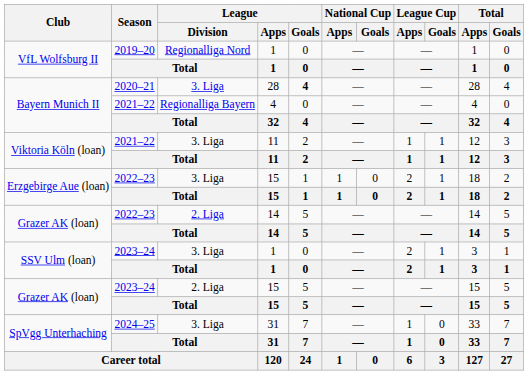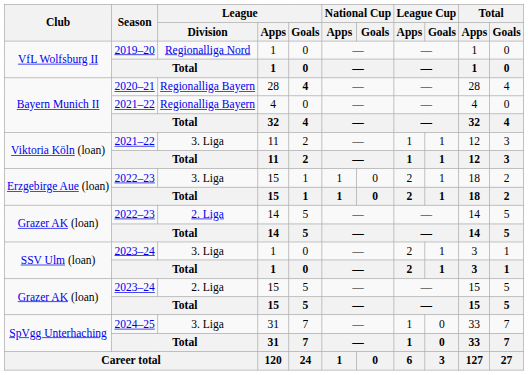(208, 86) 3. Liga -> (208, 86) Regionalliga Bayern
